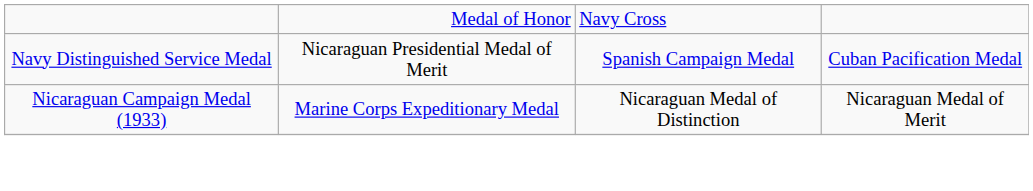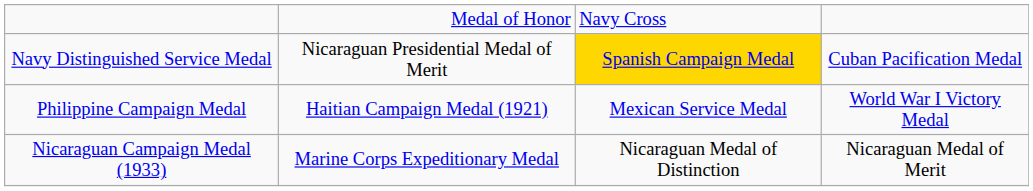(698, 59) no background -> (698, 59) gold background
+ row: (142, 109)
